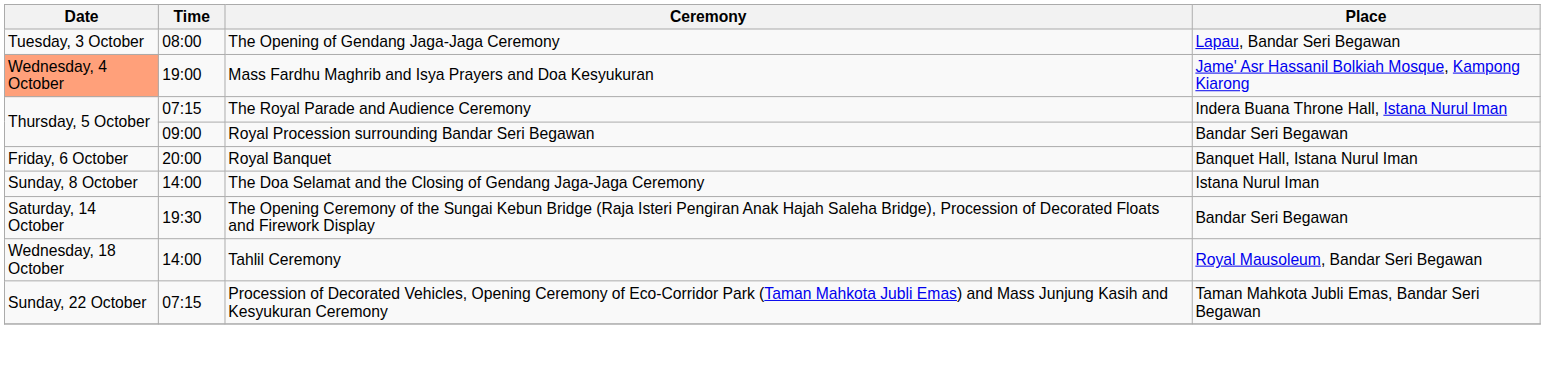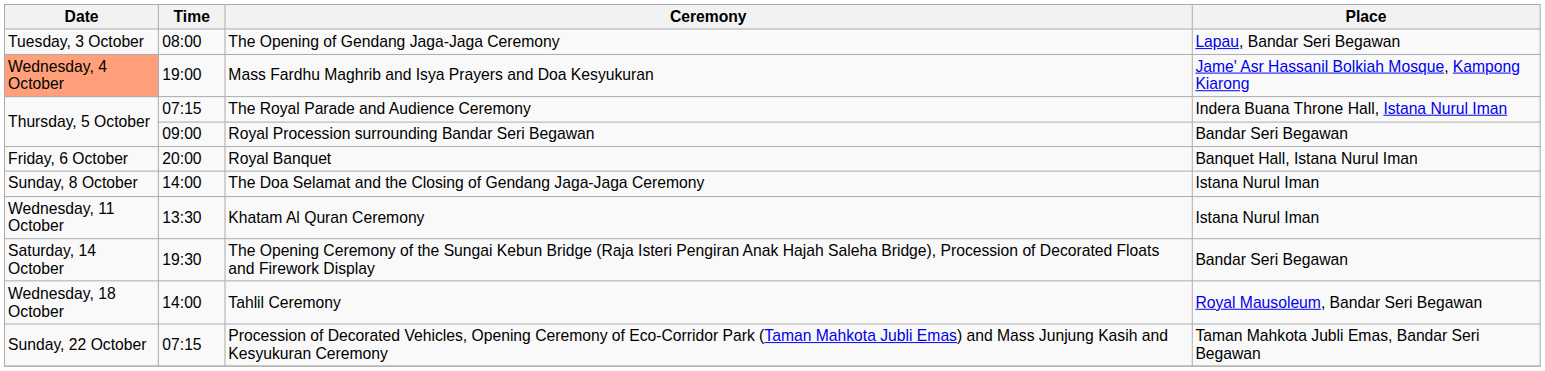+ row: (326, 217)
